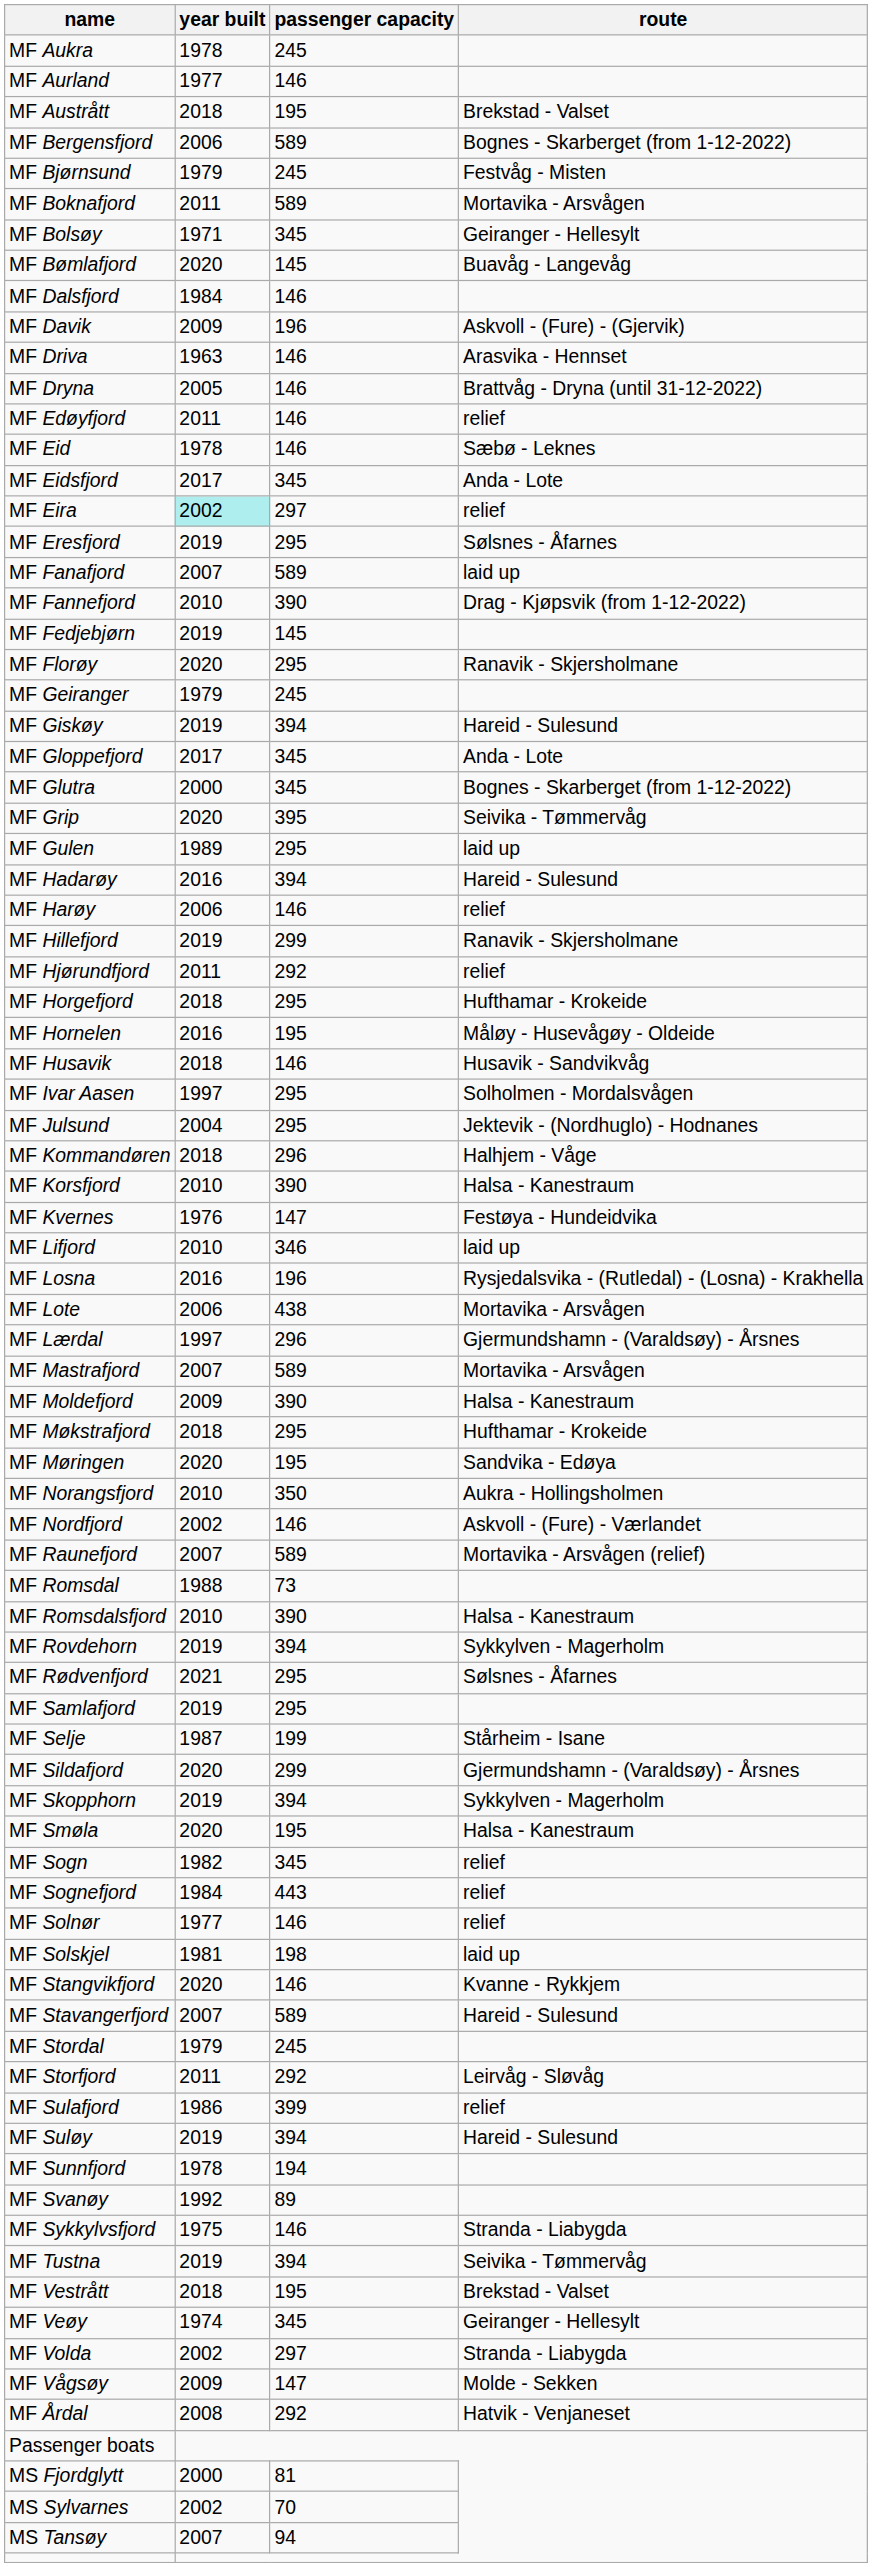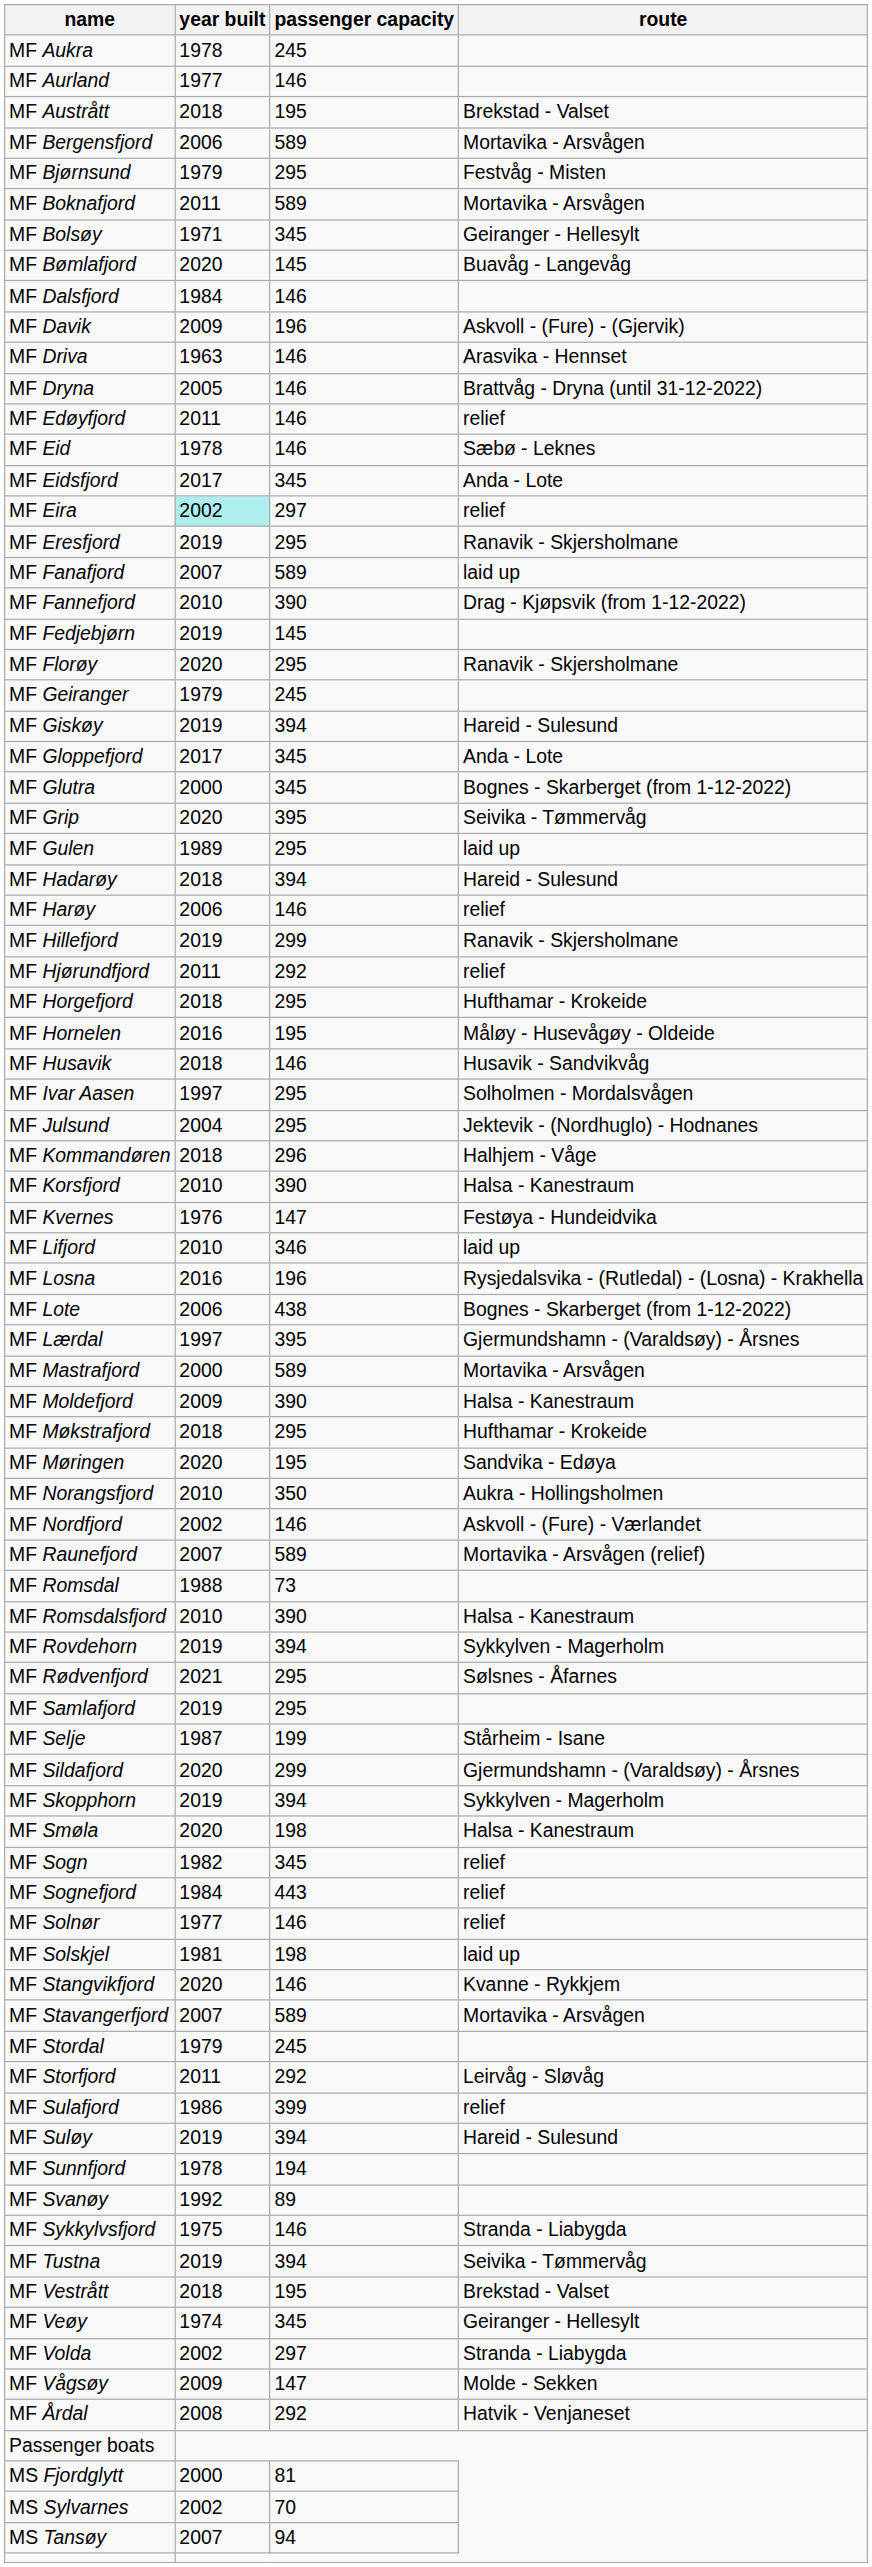(627, 142) Bognes - Skarberget (from 1-12-2022) -> (554, 142) Mortavika - Arsvågen
(291, 173) 245 -> (291, 173) 295
(540, 541) Sølsnes - Åfarnes -> (571, 541) Ranavik - Skjersholmane
(201, 879) 2016 -> (201, 879) 2018
(554, 1309) Mortavika - Arsvågen -> (627, 1309) Bognes - Skarberget (from 1-12-2022)
(291, 1340) 296 -> (291, 1340) 395
(201, 1370) 2007 -> (201, 1370) 2000
(291, 1831) 195 -> (291, 1831) 198
(541, 2015) Hareid - Sulesund -> (554, 2015) Mortavika - Arsvågen
